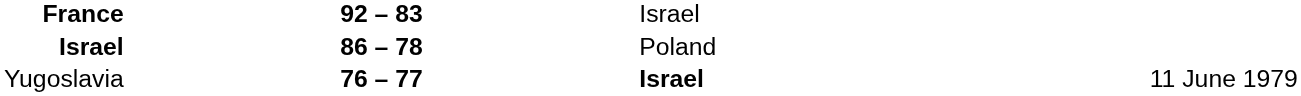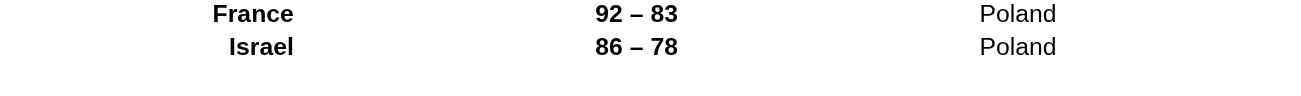(670, 13) Israel -> (1018, 13) Poland
- row: (64, 79)
